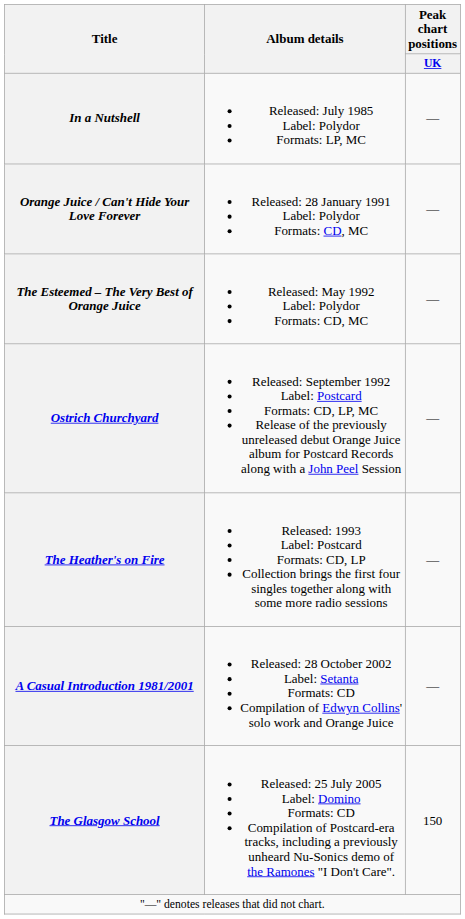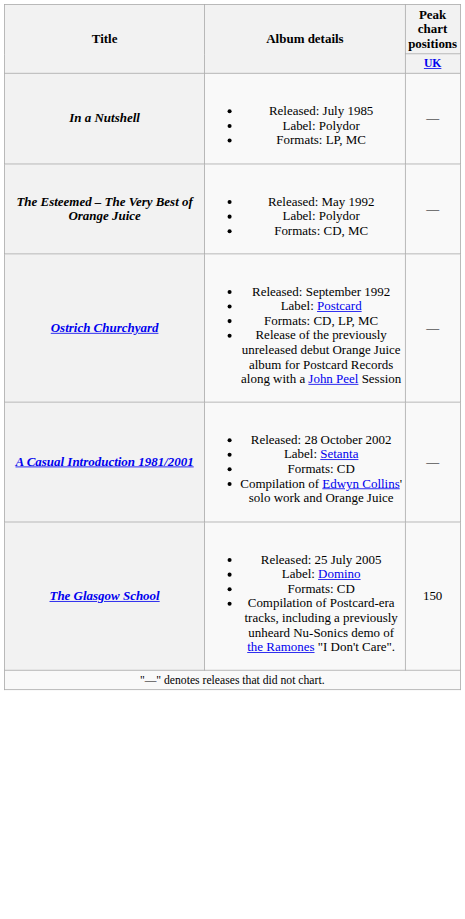- row: (105, 208)
- row: (105, 559)
